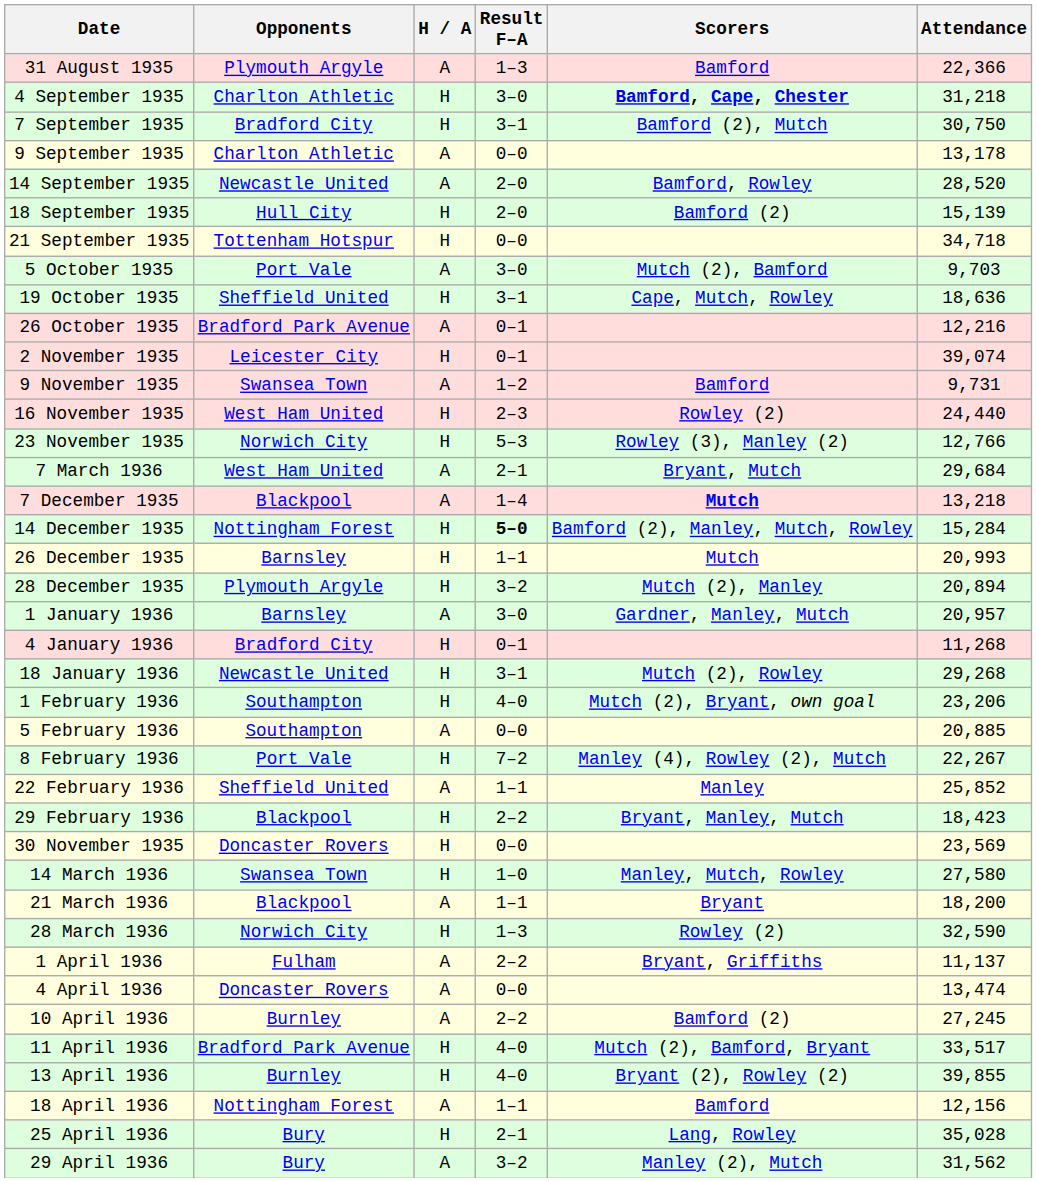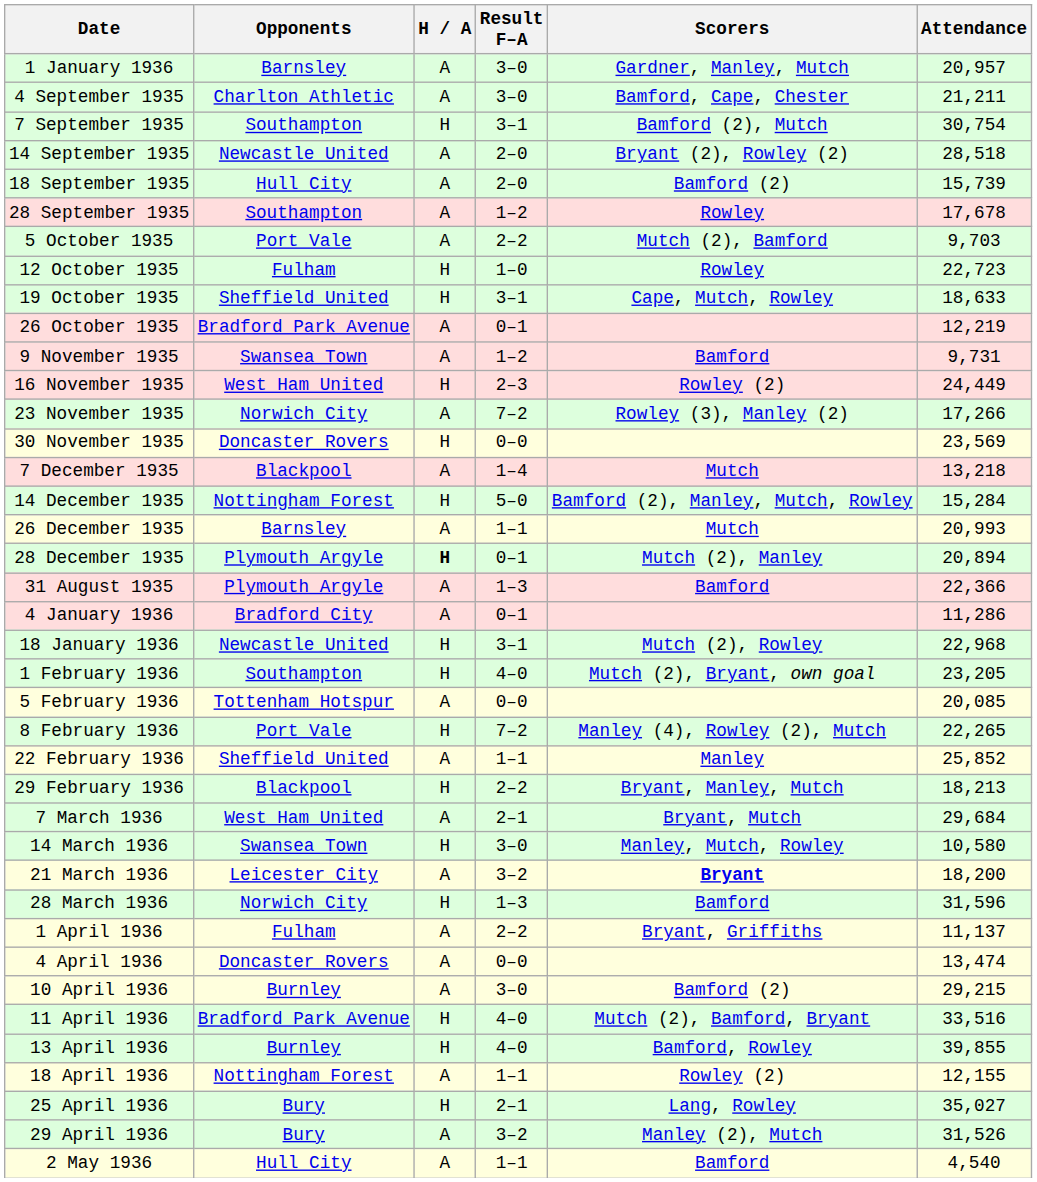rows swapped: (99, 68) <-> (99, 616)
(445, 97) H -> (445, 97) A
(732, 97) bold -> (732, 97) normal
(974, 97) 31,218 -> (974, 97) 21,211
(304, 126) Bradford City -> (304, 126) Southampton
(974, 126) 30,750 -> (974, 126) 30,754
- row: (99, 155)
(732, 184) Bamford, Rowley -> (732, 155) Bryant (2), Rowley (2)
(974, 184) 28,520 -> (974, 155) 28,518
(445, 212) H -> (445, 184) A
(974, 212) 15,139 -> (974, 184) 15,739
- row: (99, 241)
+ row: (99, 212)
(512, 270) 3–0 -> (512, 241) 2–2
+ row: (99, 270)
(974, 299) 18,636 -> (974, 299) 18,633
(974, 328) 12,216 -> (974, 328) 12,219
- row: (99, 356)
(974, 414) 24,440 -> (974, 385) 24,449
(445, 443) H -> (445, 414) A
(512, 443) 5–3 -> (512, 414) 7–2
(974, 443) 12,766 -> (974, 414) 17,266
rows swapped: (99, 846) <-> (99, 472)
(732, 501) bold -> (732, 472) normal
(512, 529) bold -> (512, 501) normal
(445, 558) H -> (445, 529) A
(445, 587) normal -> (445, 558) bold
(512, 587) 3–2 -> (512, 558) 0–1
(445, 645) H -> (445, 616) A
(974, 645) 11,268 -> (974, 616) 11,286
(974, 673) 29,268 -> (974, 645) 22,968
(974, 702) 23,206 -> (974, 673) 23,205
(304, 731) Southampton -> (304, 702) Tottenham Hotspur
(974, 731) 20,885 -> (974, 702) 20,085
(974, 760) 22,267 -> (974, 731) 22,265
(974, 817) 18,423 -> (974, 789) 18,213
(512, 875) 1–0 -> (512, 846) 3–0
(974, 875) 27,580 -> (974, 846) 10,580
(304, 904) Blackpool -> (304, 875) Leicester City
(512, 904) 1–1 -> (512, 875) 3–2
(732, 904) normal -> (732, 875) bold
(732, 933) Rowley (2) -> (732, 904) Bamford
(974, 933) 32,590 -> (974, 904) 31,596
(512, 1019) 2–2 -> (512, 990) 3–0
(974, 1019) 27,245 -> (974, 990) 29,215
(974, 1048) 33,517 -> (974, 1019) 33,516
(732, 1077) Bryant (2), Rowley (2) -> (732, 1048) Bamford, Rowley
(732, 1106) Bamford -> (732, 1077) Rowley (2)
(974, 1106) 12,156 -> (974, 1077) 12,155
(974, 1134) 35,028 -> (974, 1106) 35,027
(974, 1163) 31,562 -> (974, 1134) 31,526
+ row: (99, 1163)
